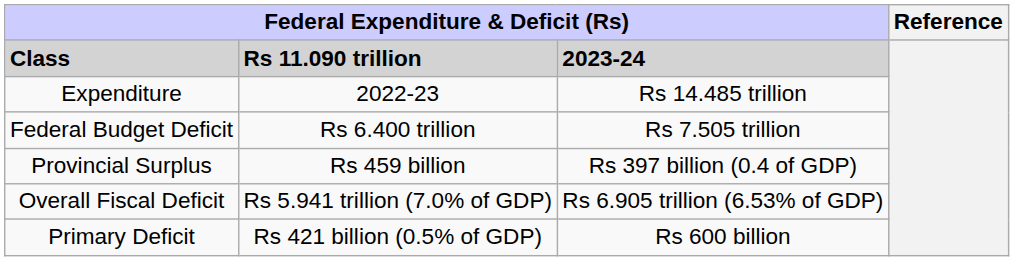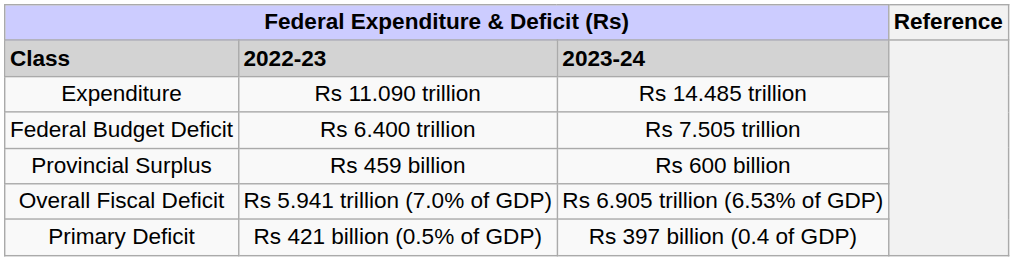(333, 58) Rs 11.090 trillion -> (285, 58) 2022-23
(398, 93) 2022-23 -> (398, 93) Rs 11.090 trillion
(723, 165) Rs 397 billion (0.4 of GDP) -> (723, 165) Rs 600 billion
(723, 237) Rs 600 billion -> (723, 237) Rs 397 billion (0.4 of GDP)
